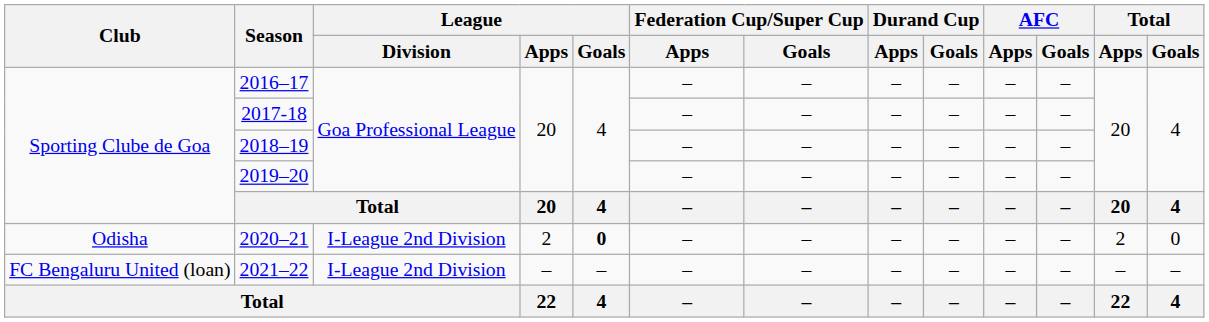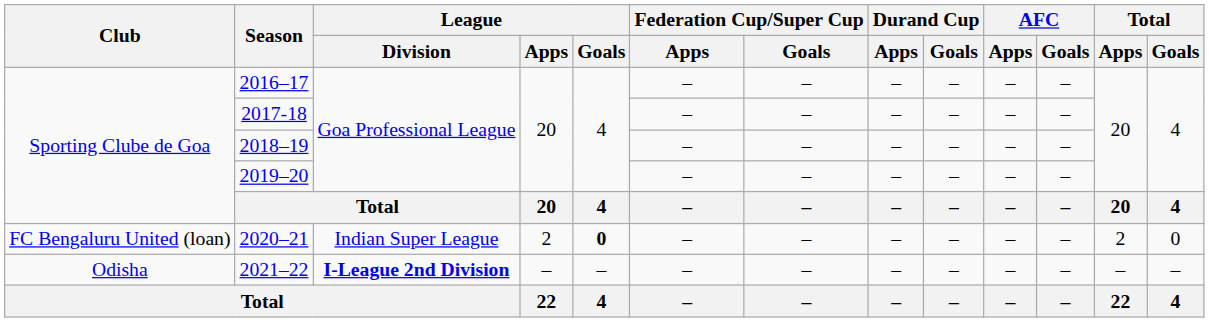(120, 238) Odisha -> (120, 238) FC Bengaluru United (loan)
(416, 238) I-League 2nd Division -> (416, 238) Indian Super League
(120, 269) FC Bengaluru United (loan) -> (120, 269) Odisha
(416, 269) normal -> (416, 269) bold
